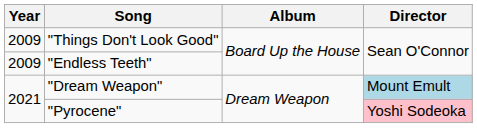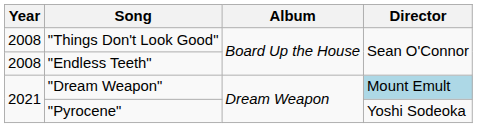(24, 39) 2009 -> (24, 39) 2008
(24, 63) 2009 -> (24, 63) 2008
(416, 110) pink background -> (416, 110) no background
